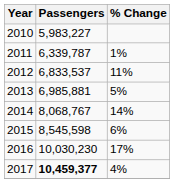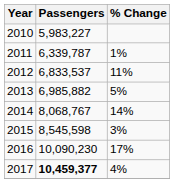(65, 91) 6,985,881 -> (65, 91) 6,985,882
(118, 130) 6% -> (118, 130) 3%
(68, 149) 10,030,230 -> (68, 149) 10,090,230
